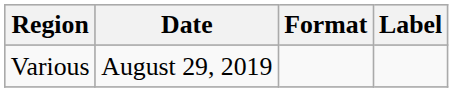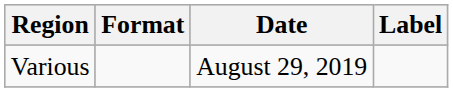columns swapped: (187, 24) <-> (326, 24)
